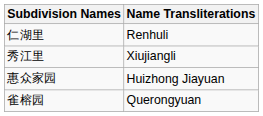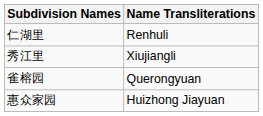rows swapped: (26, 100) <-> (32, 78)
